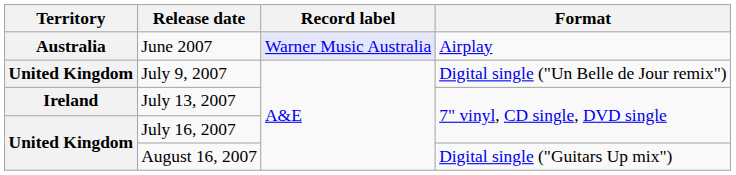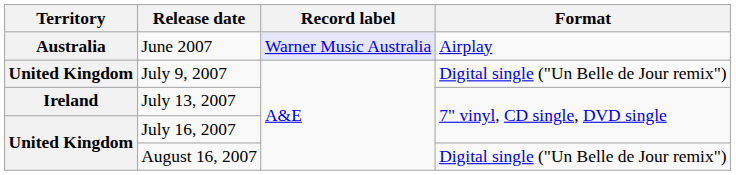(556, 156) Digital single ("Guitars Up mix") -> (583, 156) Digital single ("Un Belle de Jour remix")
